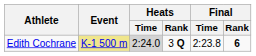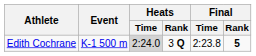(104, 44) khaki background -> (104, 44) no background
(237, 44) 6 -> (237, 44) 5
